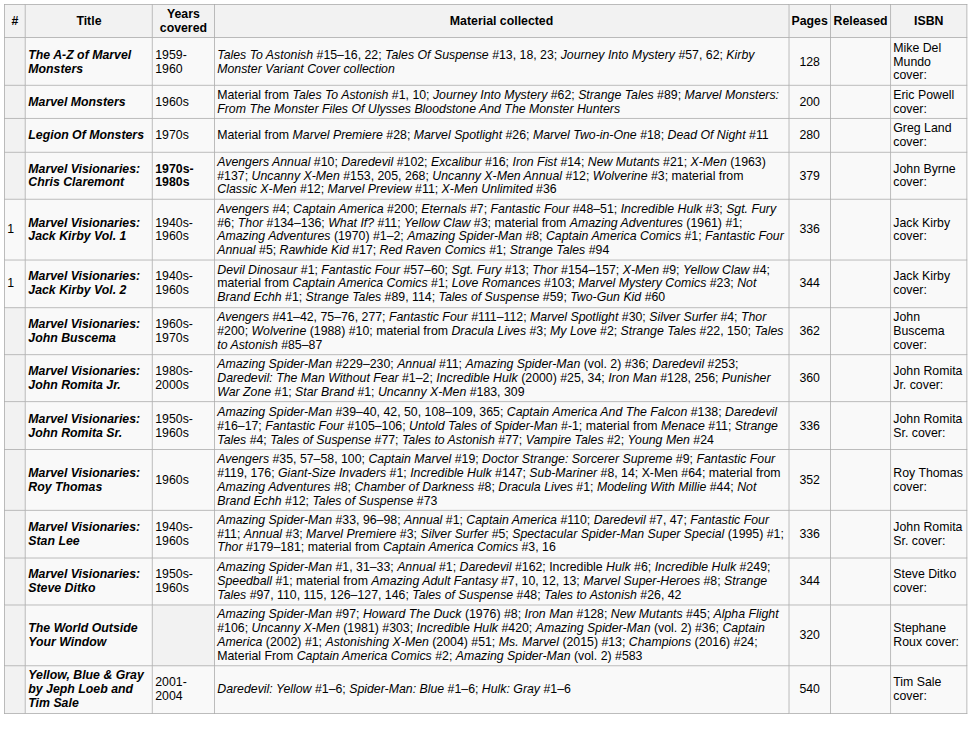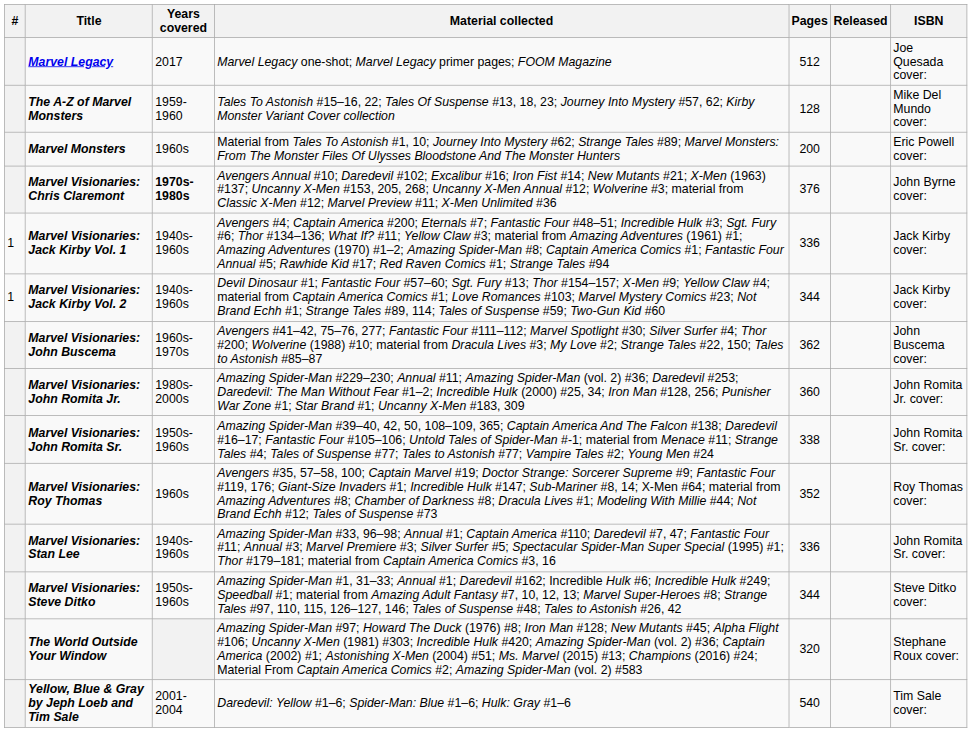+ row: (71, 61)
- row: (86, 135)
(810, 175) 379 -> (810, 189) 376
(810, 425) 336 -> (810, 439) 338
